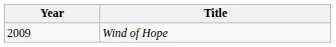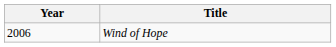(19, 32) 2009 -> (19, 32) 2006
